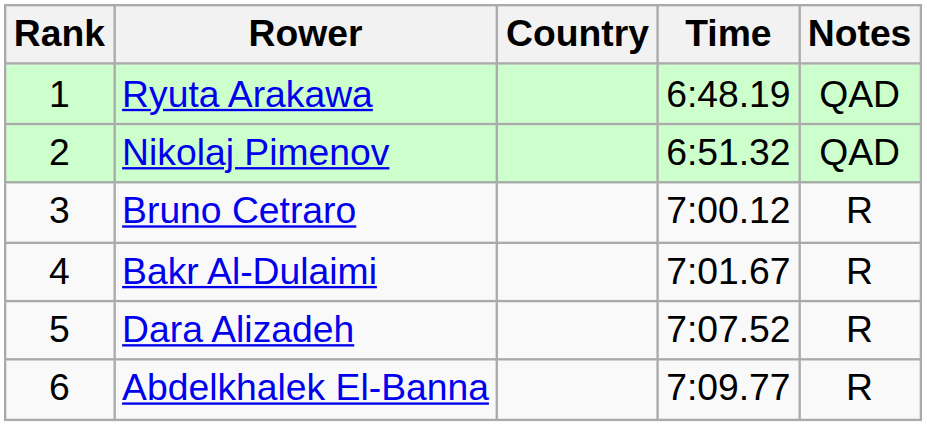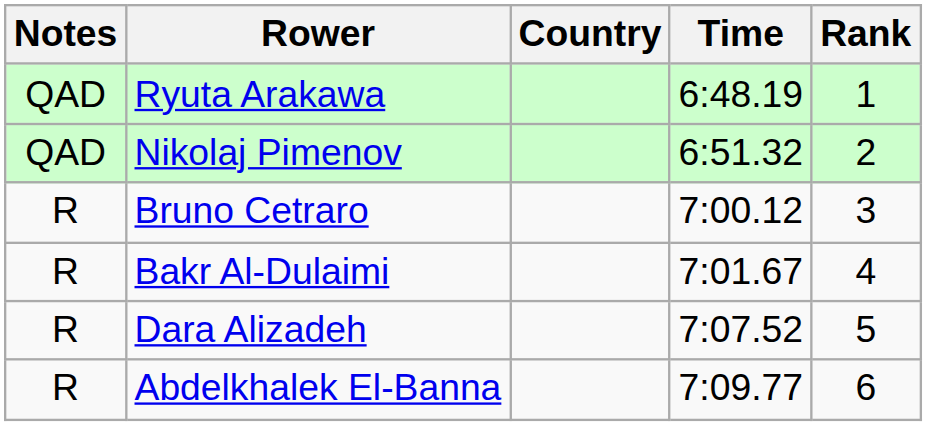columns swapped: (59, 34) <-> (860, 34)
